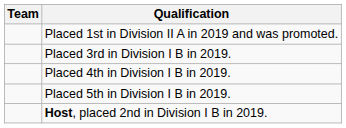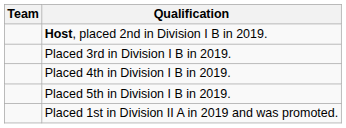rows swapped: (156, 113) <-> (191, 34)
